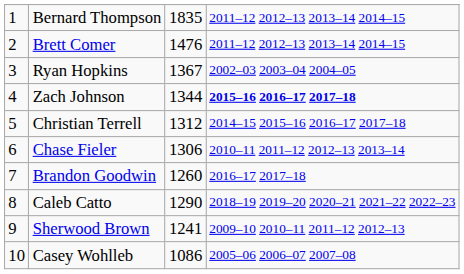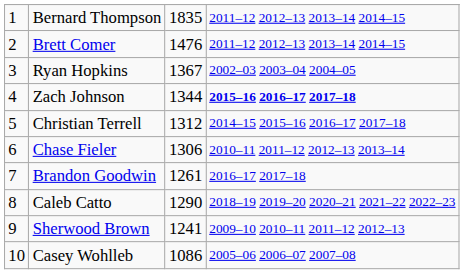(186, 176) 1260 -> (186, 176) 1261
